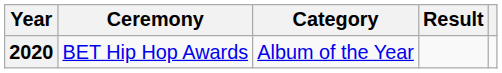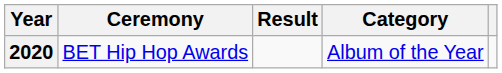columns swapped: (336, 20) <-> (453, 20)
